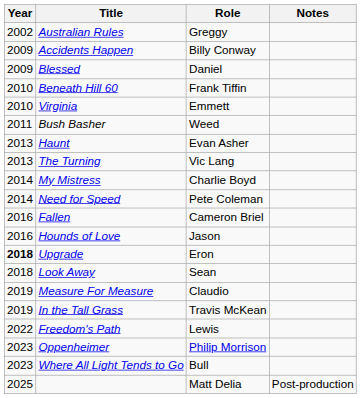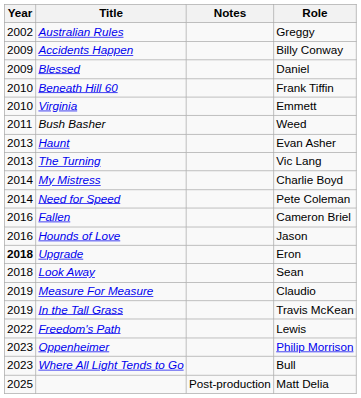columns swapped: (228, 13) <-> (313, 13)
